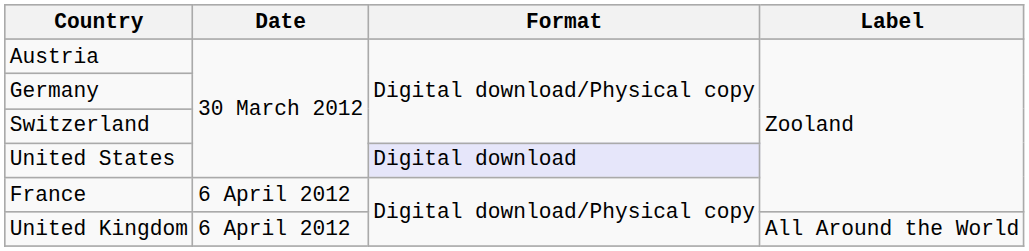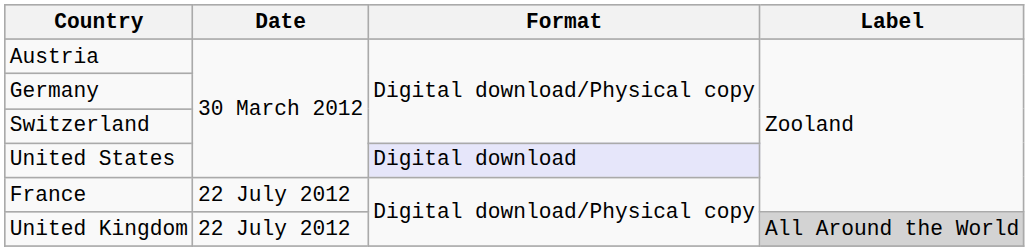(274, 195) 6 April 2012 -> (274, 195) 22 July 2012
(274, 229) 6 April 2012 -> (274, 229) 22 July 2012
(892, 229) no background -> (892, 229) lightgrey background
